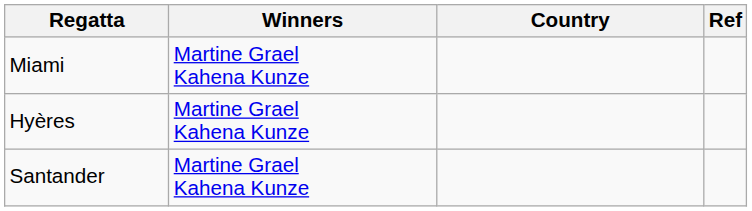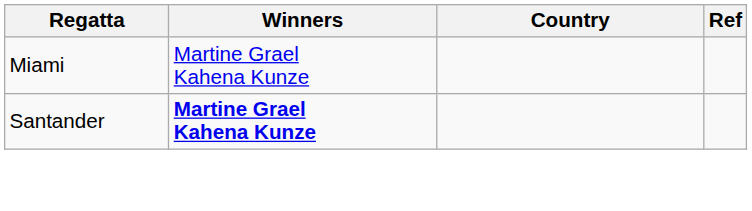- row: (42, 121)
(241, 177) normal -> (245, 121) bold
